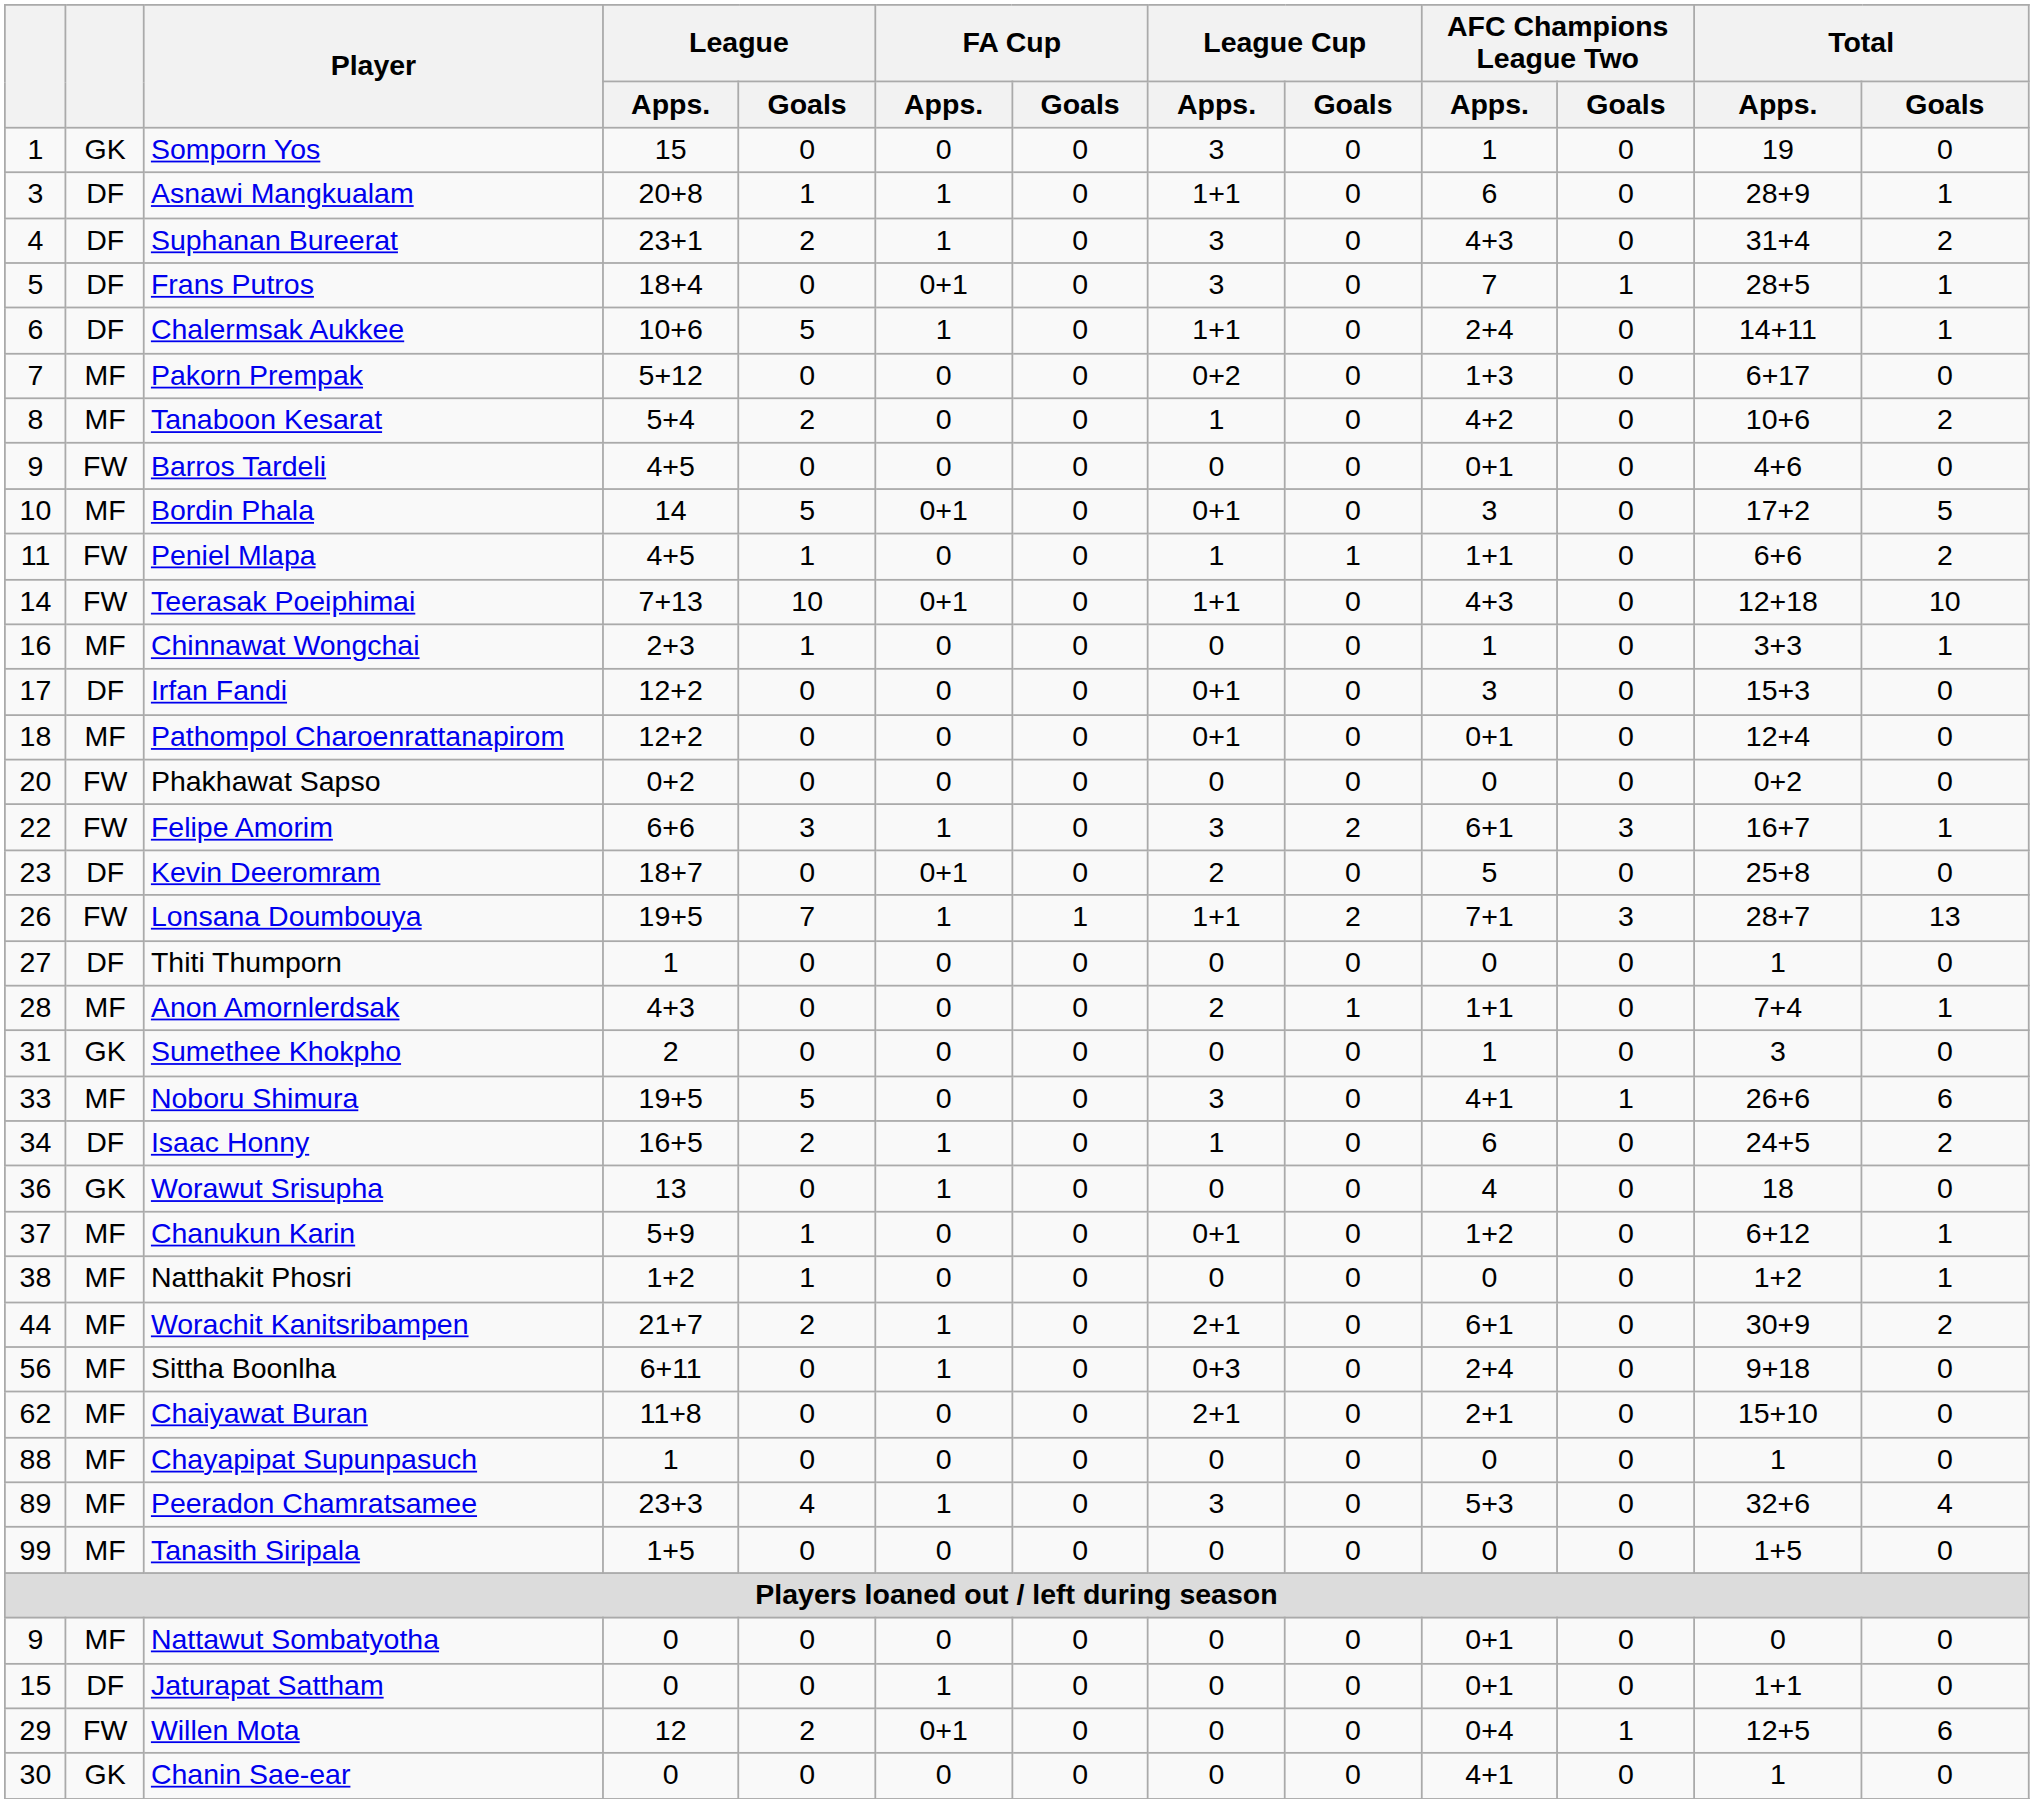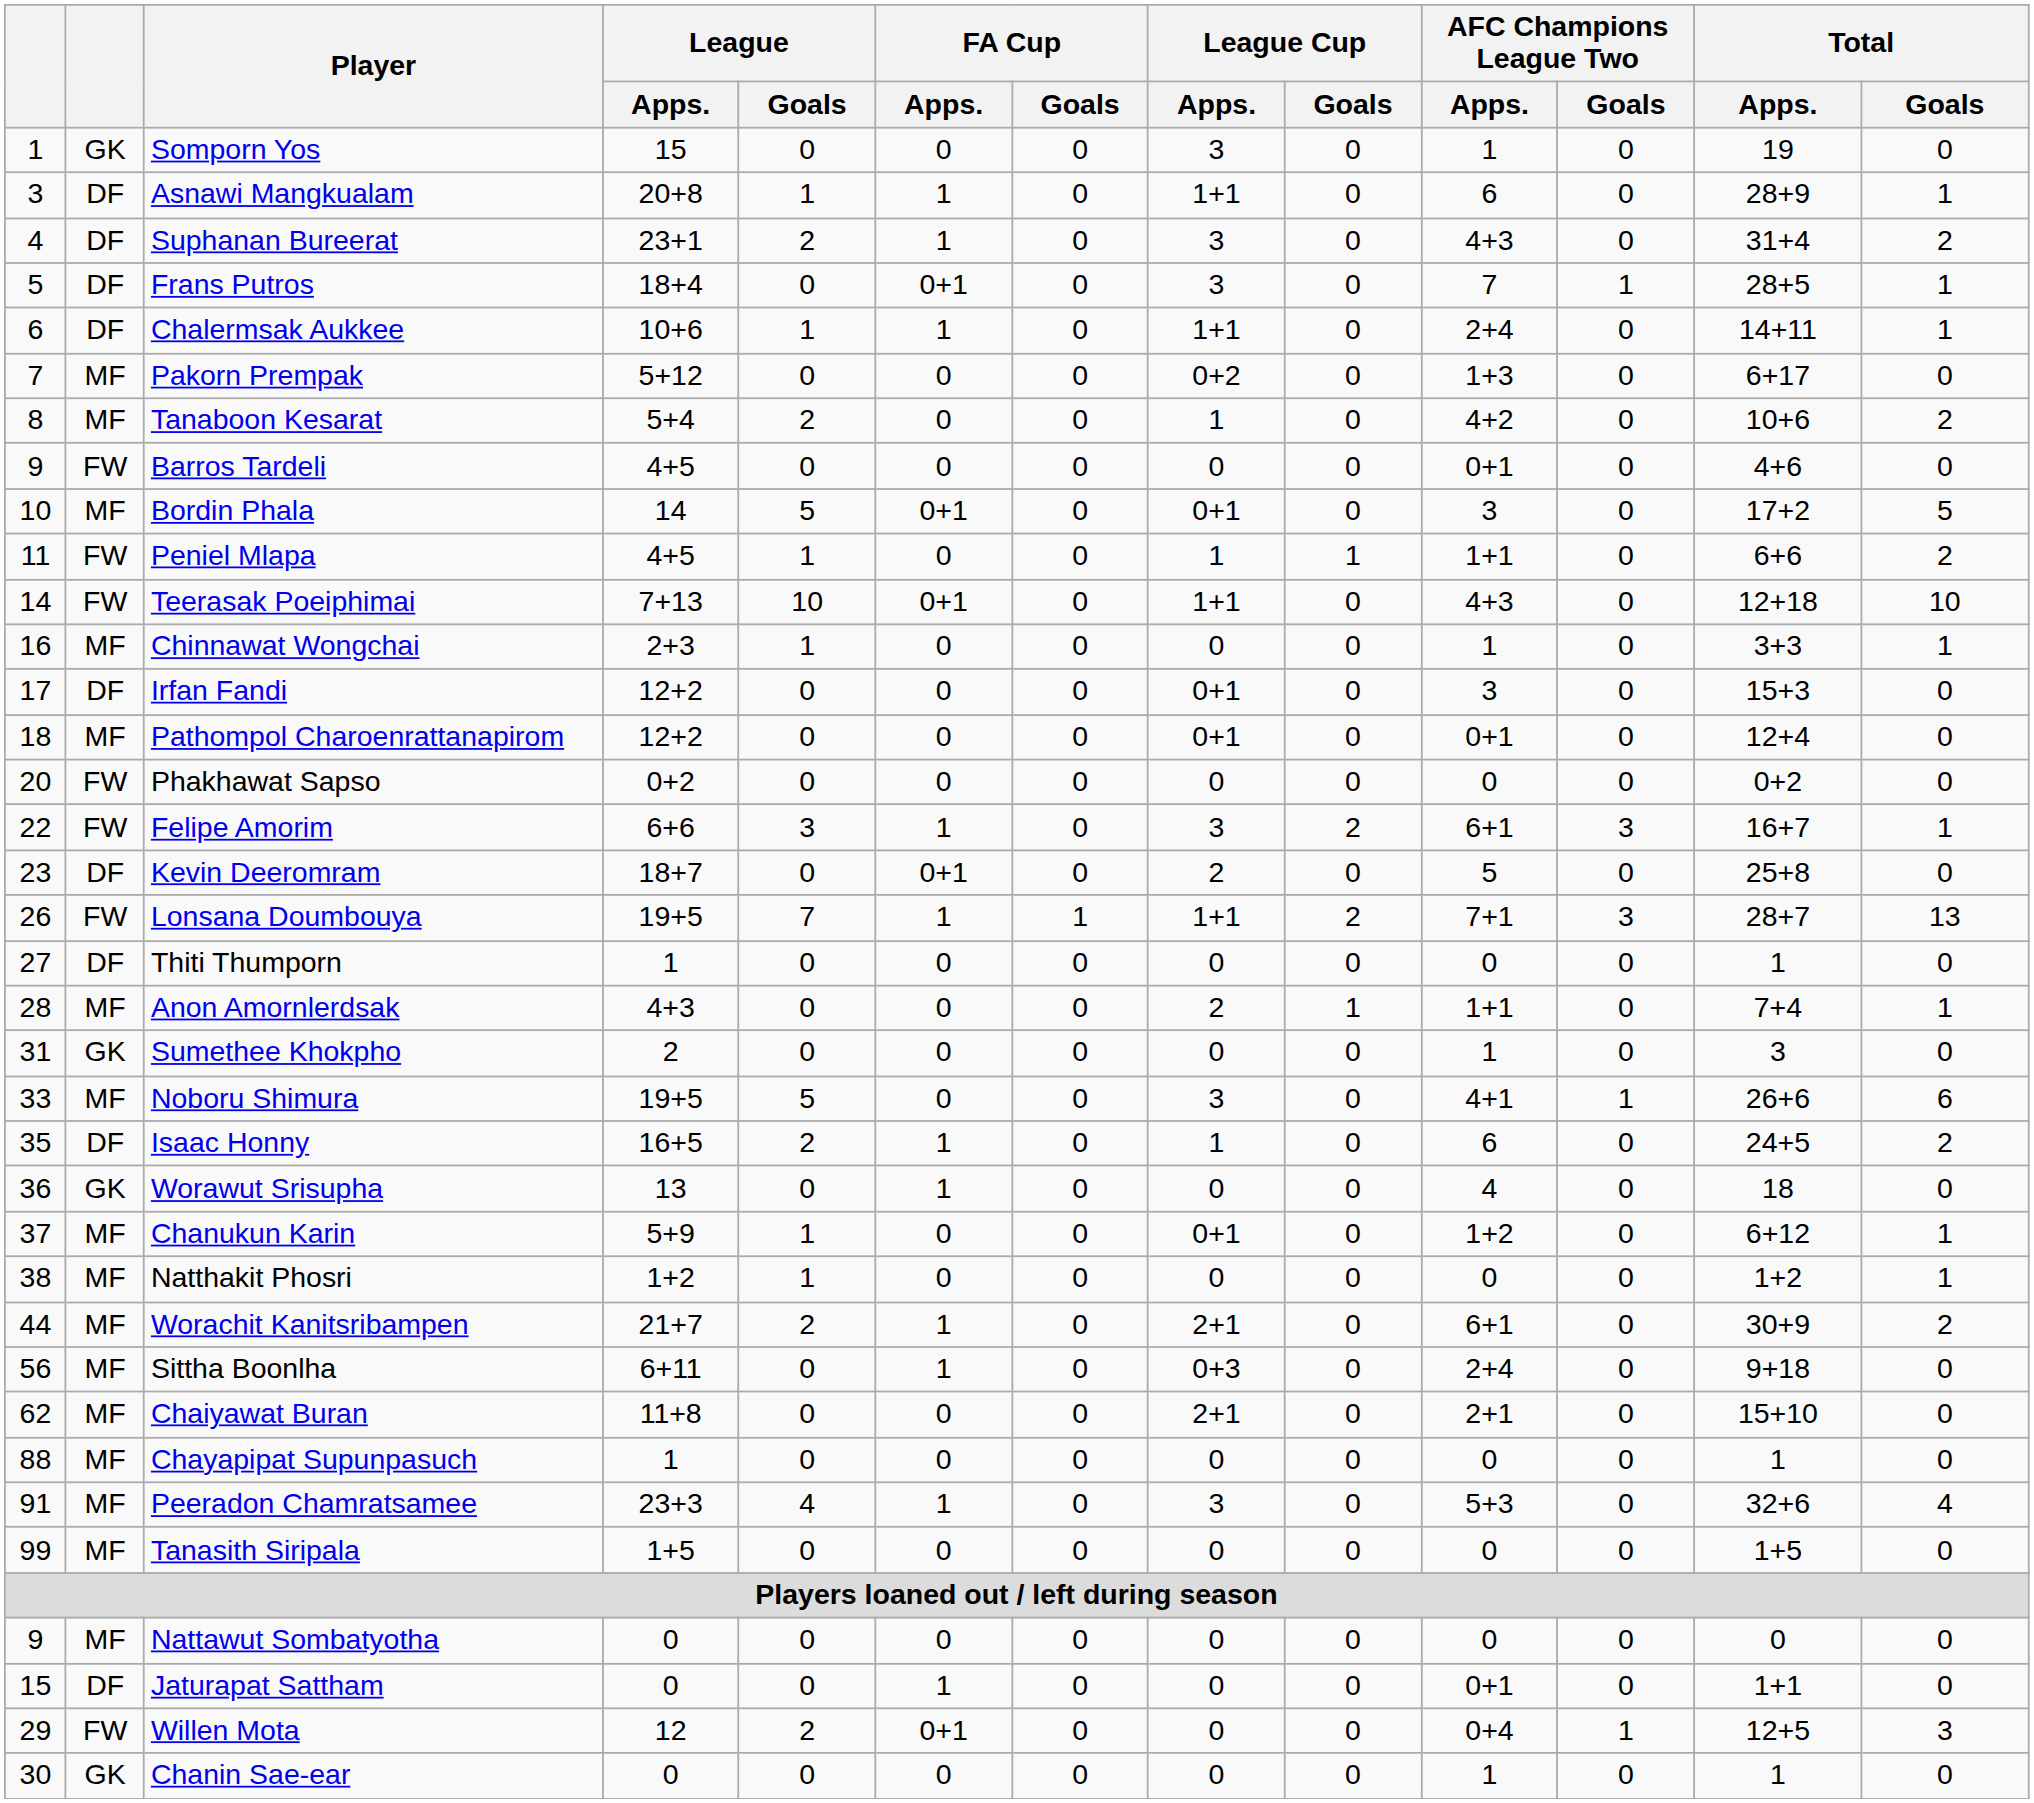(807, 330) 5 -> (807, 330) 1
(35, 1143) 34 -> (35, 1143) 35
(35, 1504) 89 -> (35, 1504) 91
(1489, 1639) 0+1 -> (1489, 1639) 0
(1945, 1730) 6 -> (1945, 1730) 3
(1489, 1775) 4+1 -> (1489, 1775) 1
